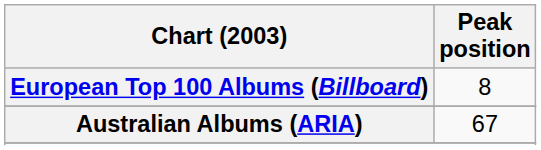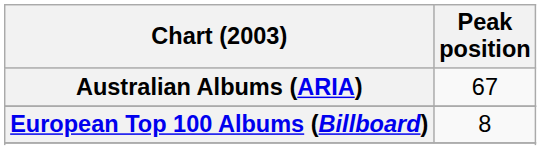rows swapped: (219, 124) <-> (219, 86)
